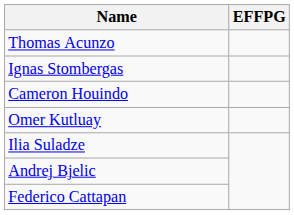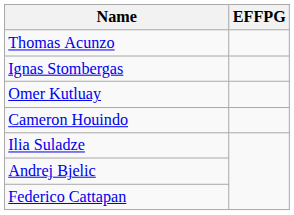rows swapped: (68, 94) <-> (55, 119)
